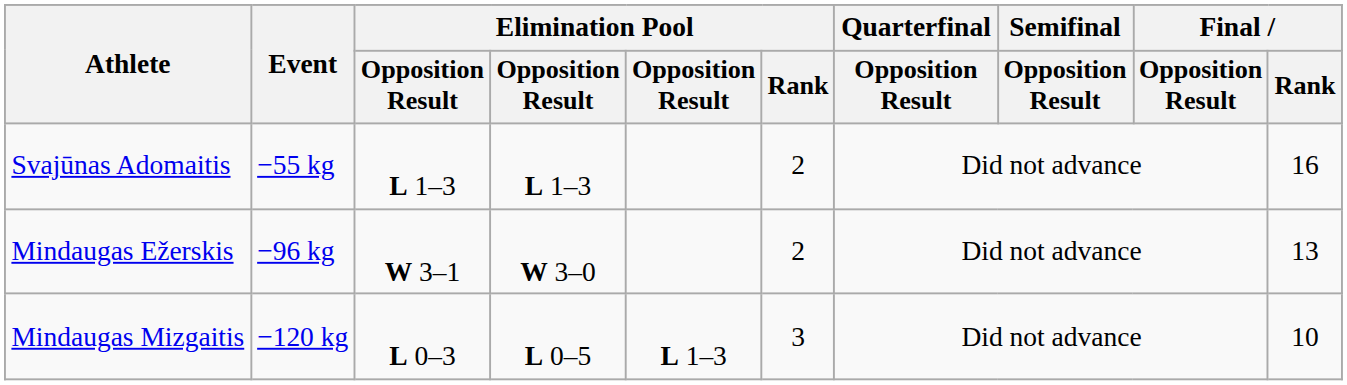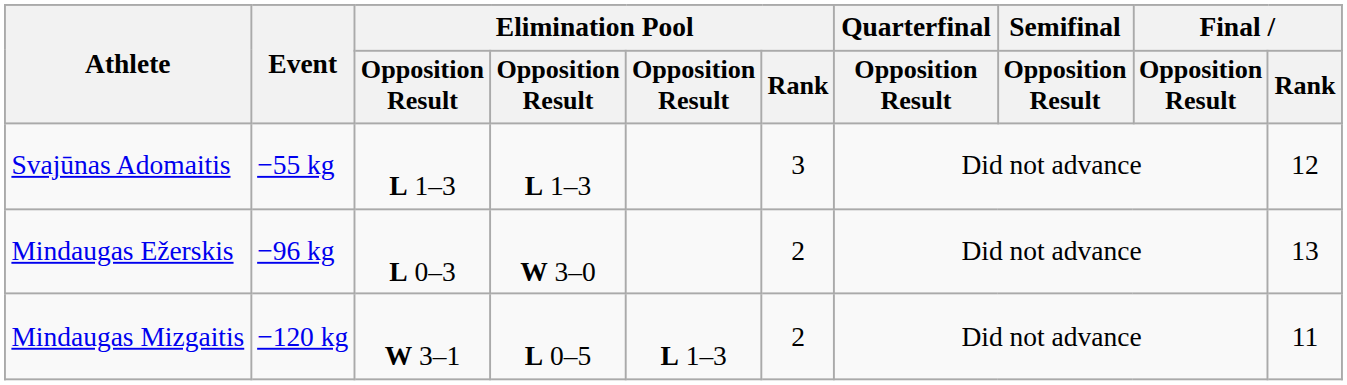(798, 166) 2 -> (798, 166) 3
(1305, 166) 16 -> (1305, 166) 12
(422, 271) W 3–1 -> (422, 271) L 0–3
(422, 356) L 0–3 -> (422, 356) W 3–1
(798, 336) 3 -> (798, 336) 2
(1305, 336) 10 -> (1305, 336) 11
